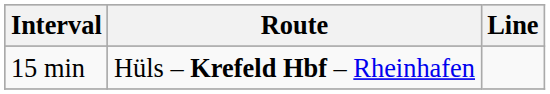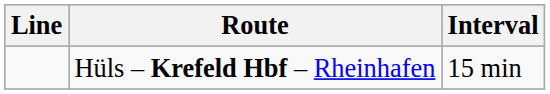columns swapped: (513, 25) <-> (56, 25)
